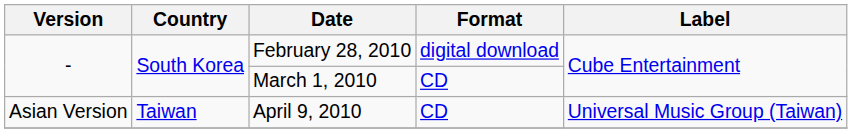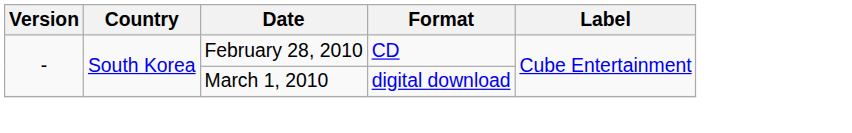(489, 50) digital download -> (386, 50) CD
(434, 81) CD -> (441, 81) digital download
- row: (307, 111)
